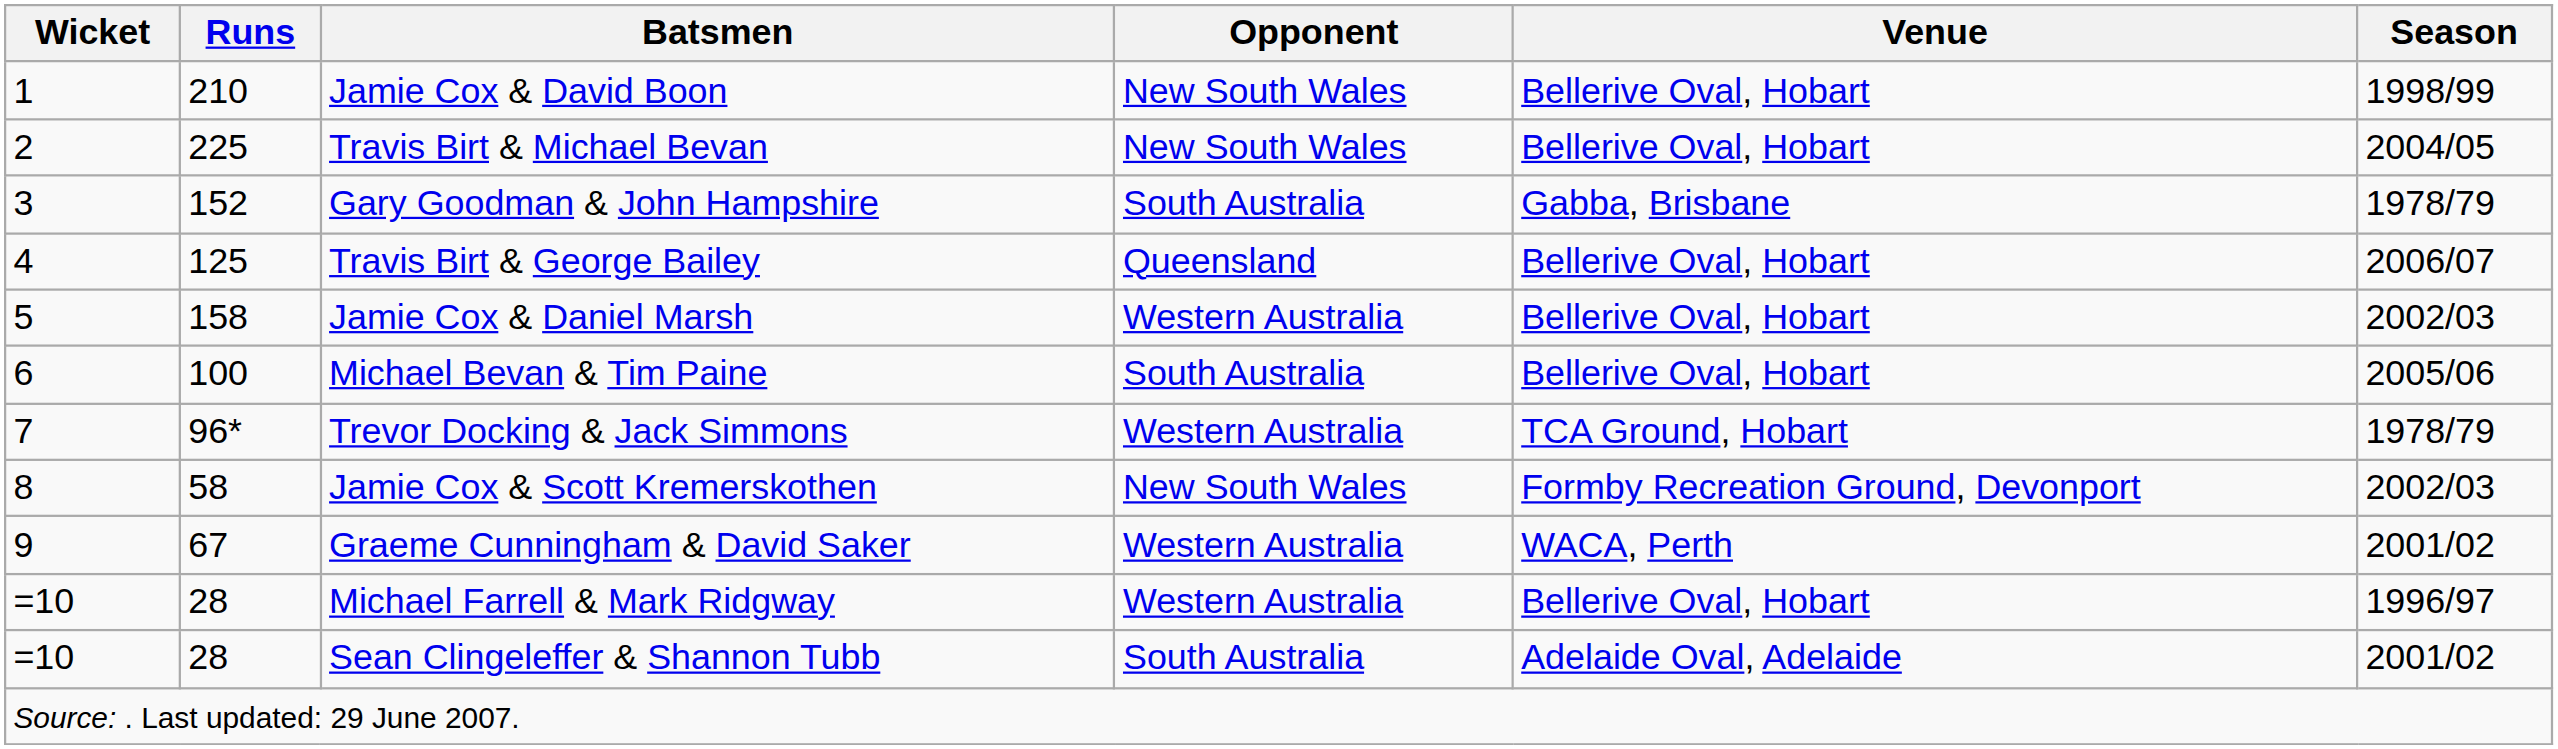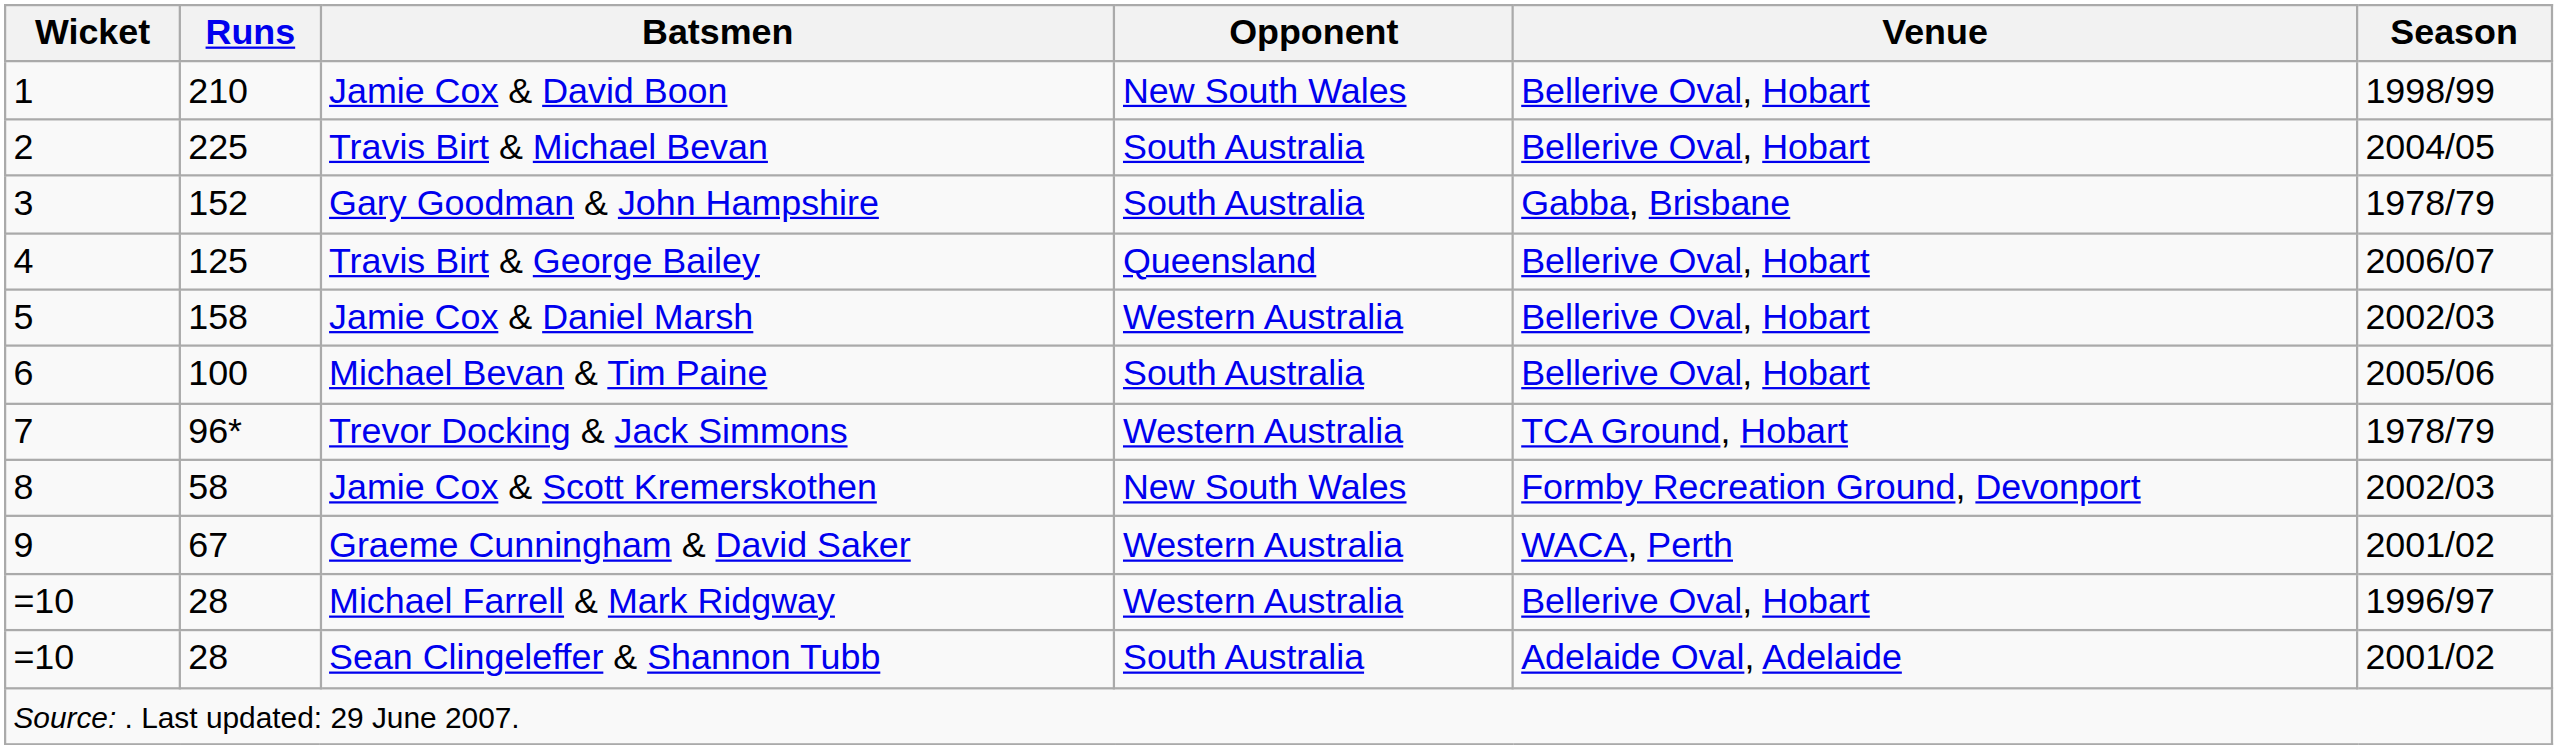(1265, 146) New South Wales -> (1244, 146) South Australia
